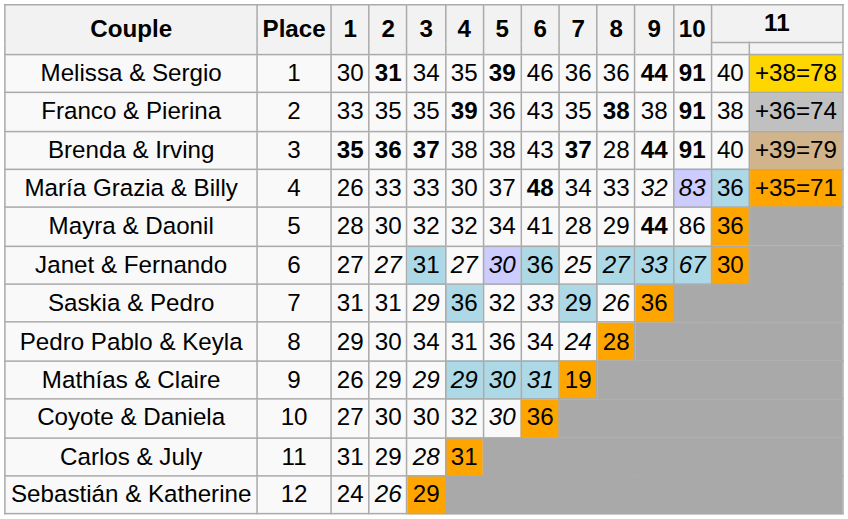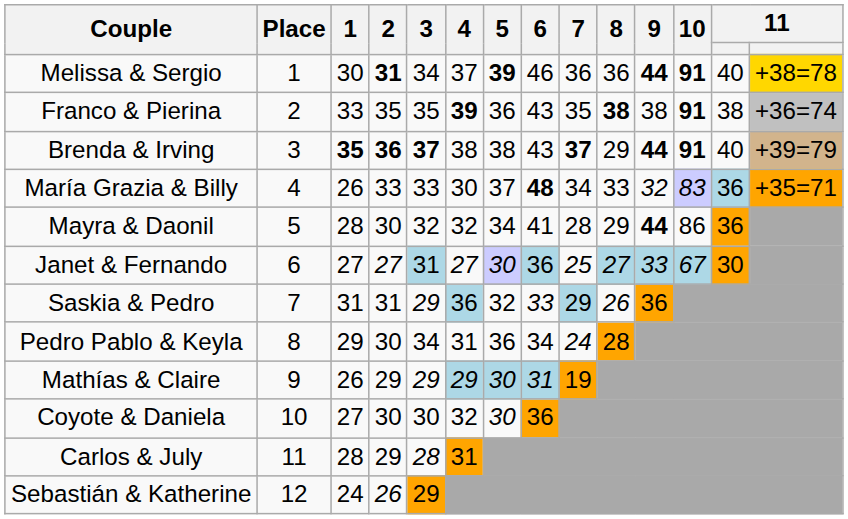(464, 73) 35 -> (464, 73) 37
(616, 149) 28 -> (616, 149) 29
(350, 456) 31 -> (350, 456) 28
